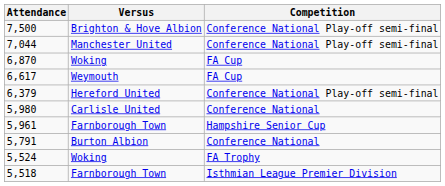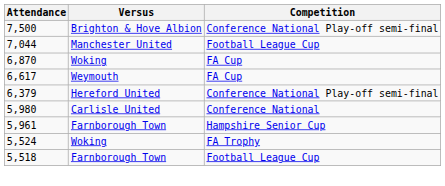(322, 45) Conference National Play-off semi-final -> (263, 45) Football League Cup
- row: (22, 141)
(302, 173) Isthmian League Premier Division -> (263, 157) Football League Cup
